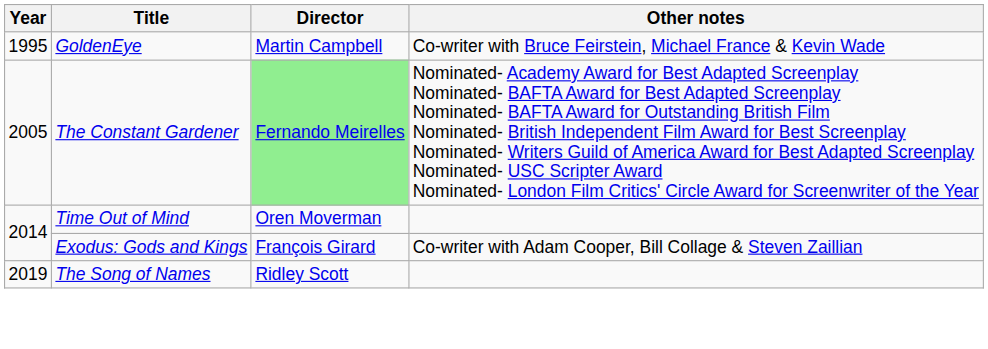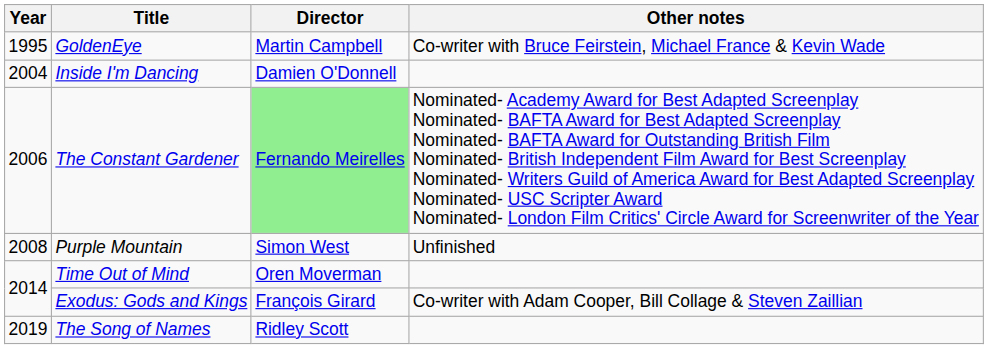+ row: (127, 73)
(28, 132) 2005 -> (28, 160) 2006
+ row: (119, 246)
